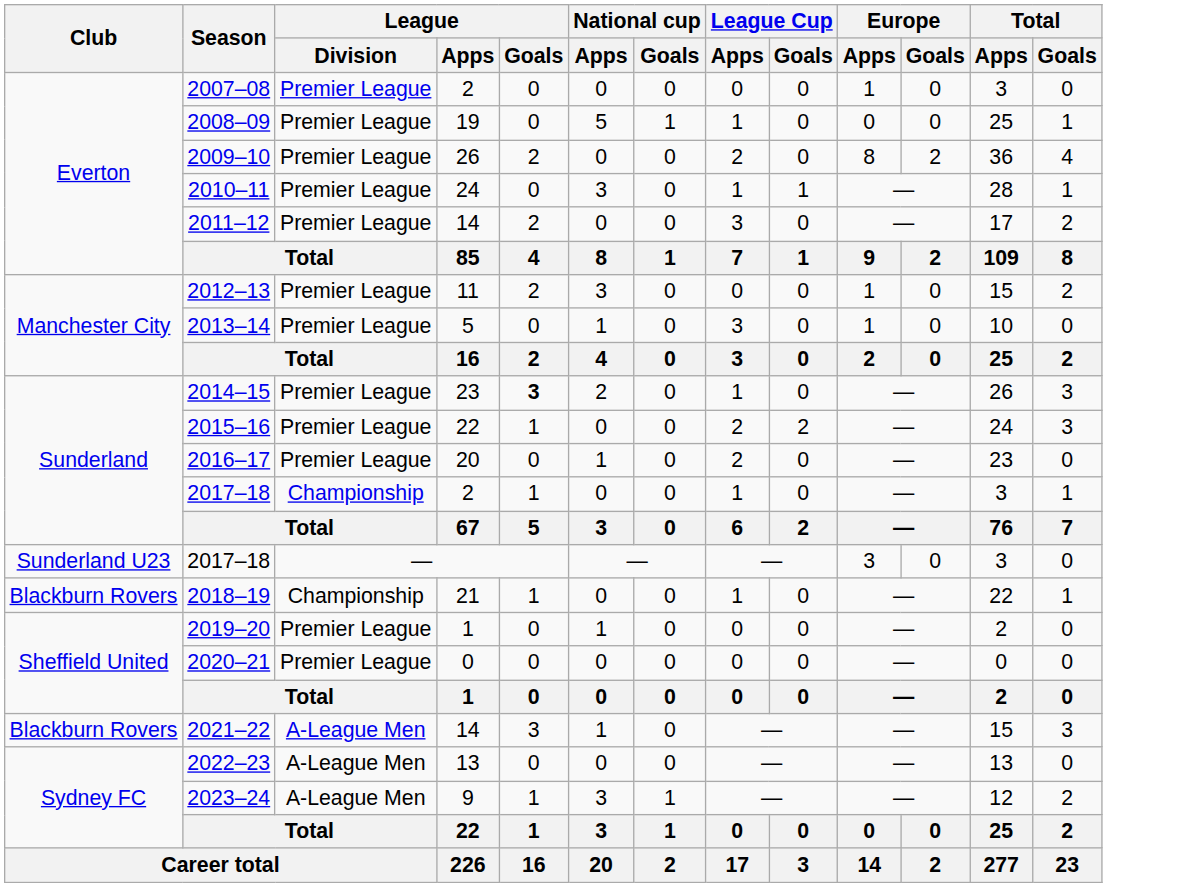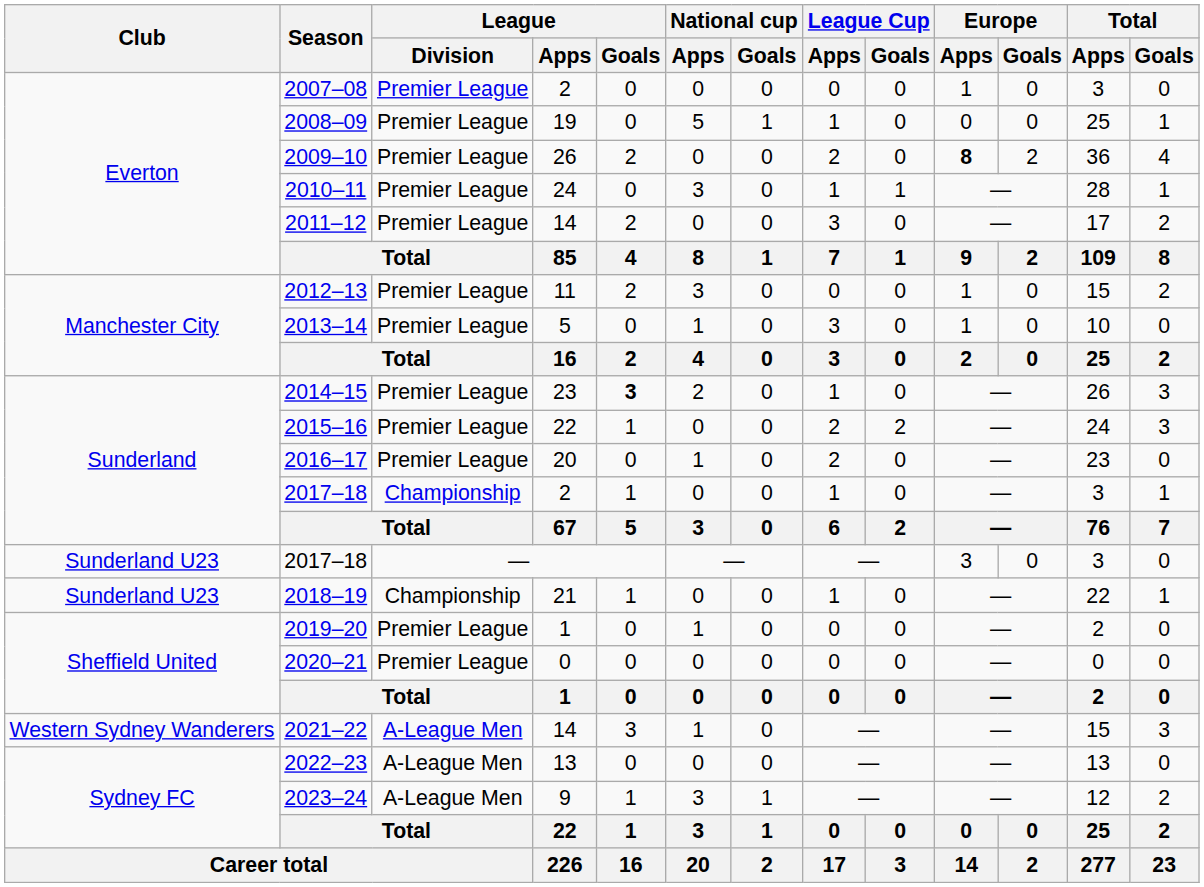(869, 156) normal -> (966, 156) bold
(94, 595) Blackburn Rovers -> (142, 595) Sunderland U23
(94, 730) Blackburn Rovers -> (142, 730) Western Sydney Wanderers
